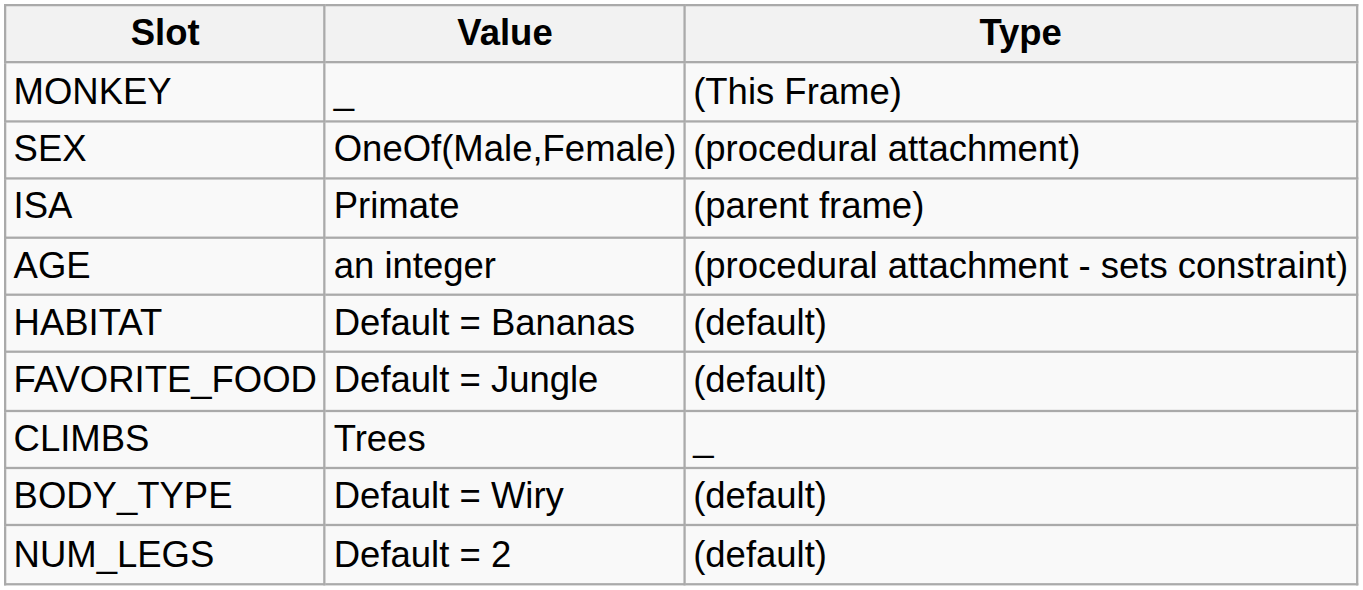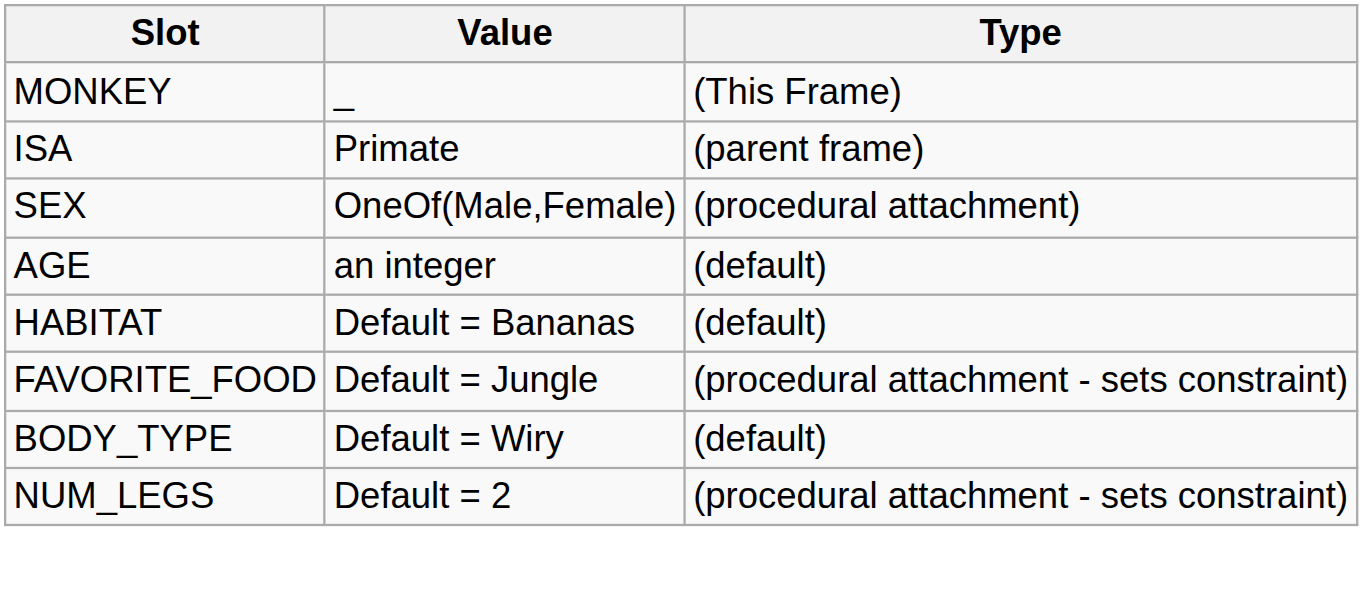rows swapped: (43, 206) <-> (50, 149)
(1021, 264) (procedural attachment - sets constraint) -> (760, 264) (default)
(760, 380) (default) -> (1021, 380) (procedural attachment - sets constraint)
- row: (81, 438)
(760, 554) (default) -> (1021, 496) (procedural attachment - sets constraint)
